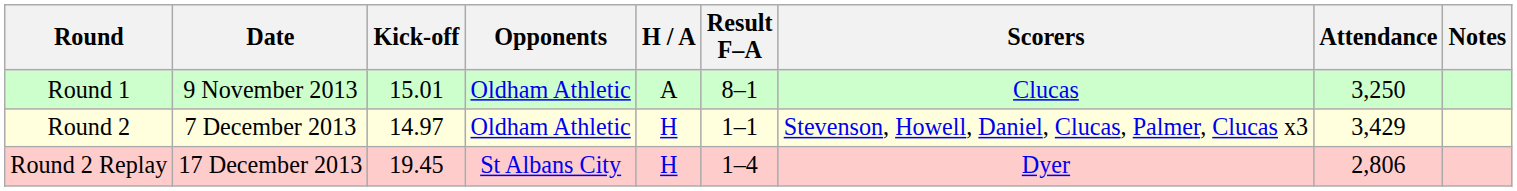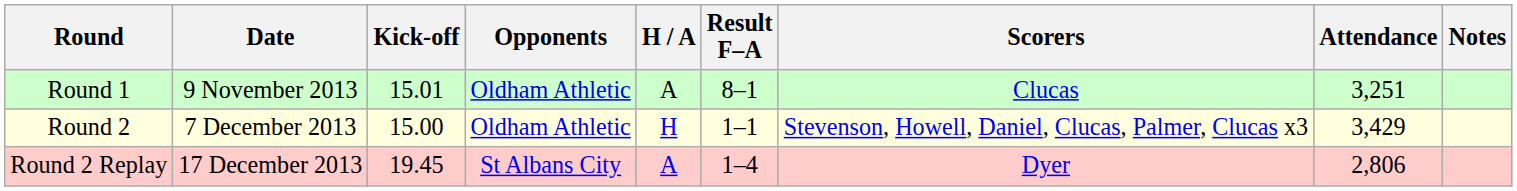(1378, 89) 3,250 -> (1378, 89) 3,251
(416, 127) 14.97 -> (416, 127) 15.00
(669, 165) H -> (669, 165) A
